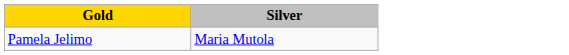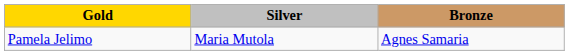+ column: (471, 15)
